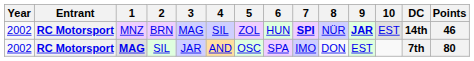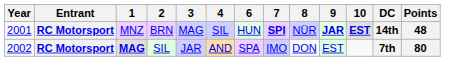- column: (249, 13)
(19, 30) 2002 -> (19, 30) 2001
(389, 30) normal -> (360, 30) bold
(450, 30) 46 -> (420, 30) 48
